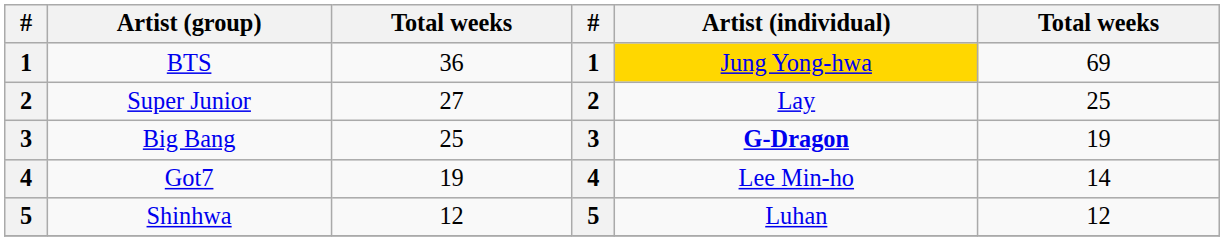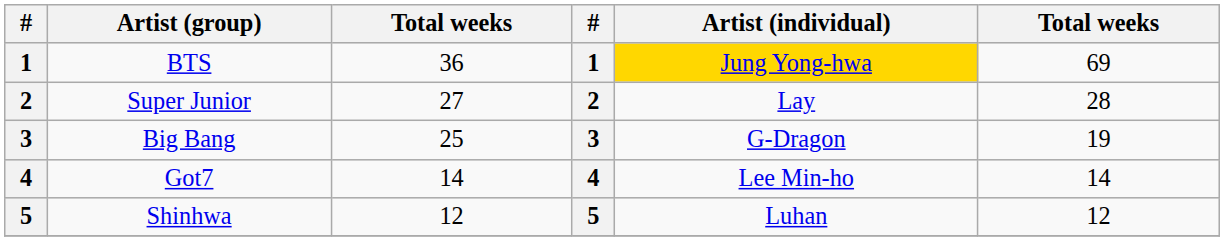(1099, 100) 25 -> (1099, 100) 28
(796, 139) bold -> (796, 139) normal
(452, 178) 19 -> (452, 178) 14
